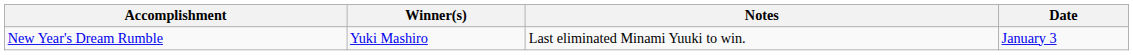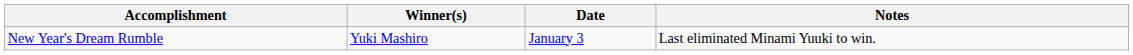columns swapped: (1063, 15) <-> (762, 15)
